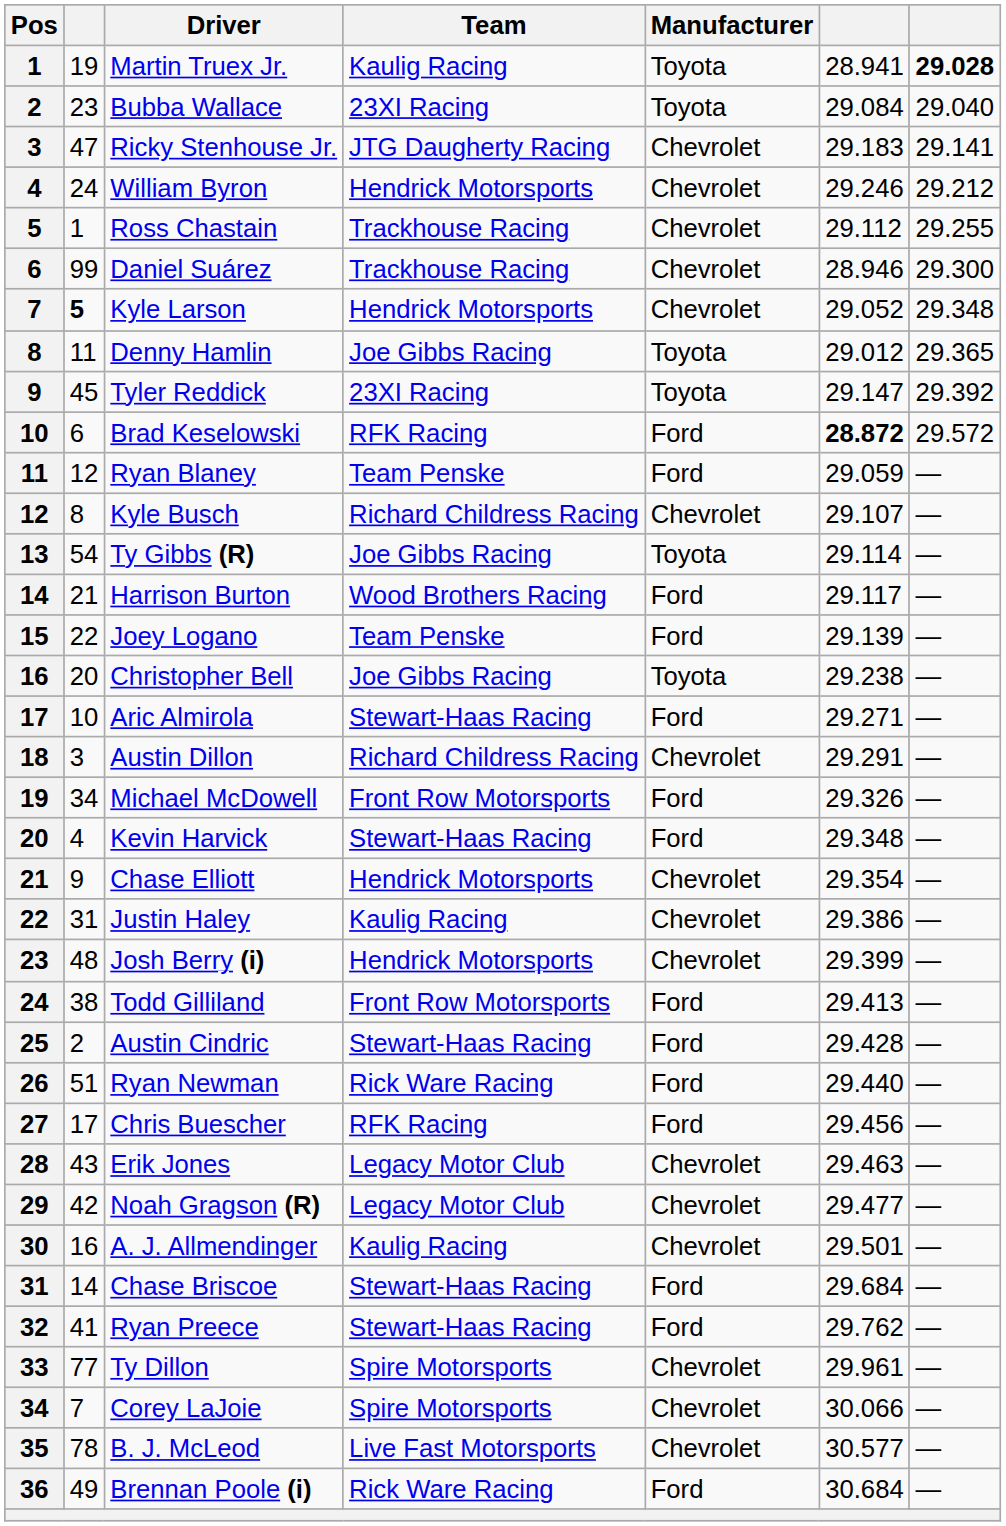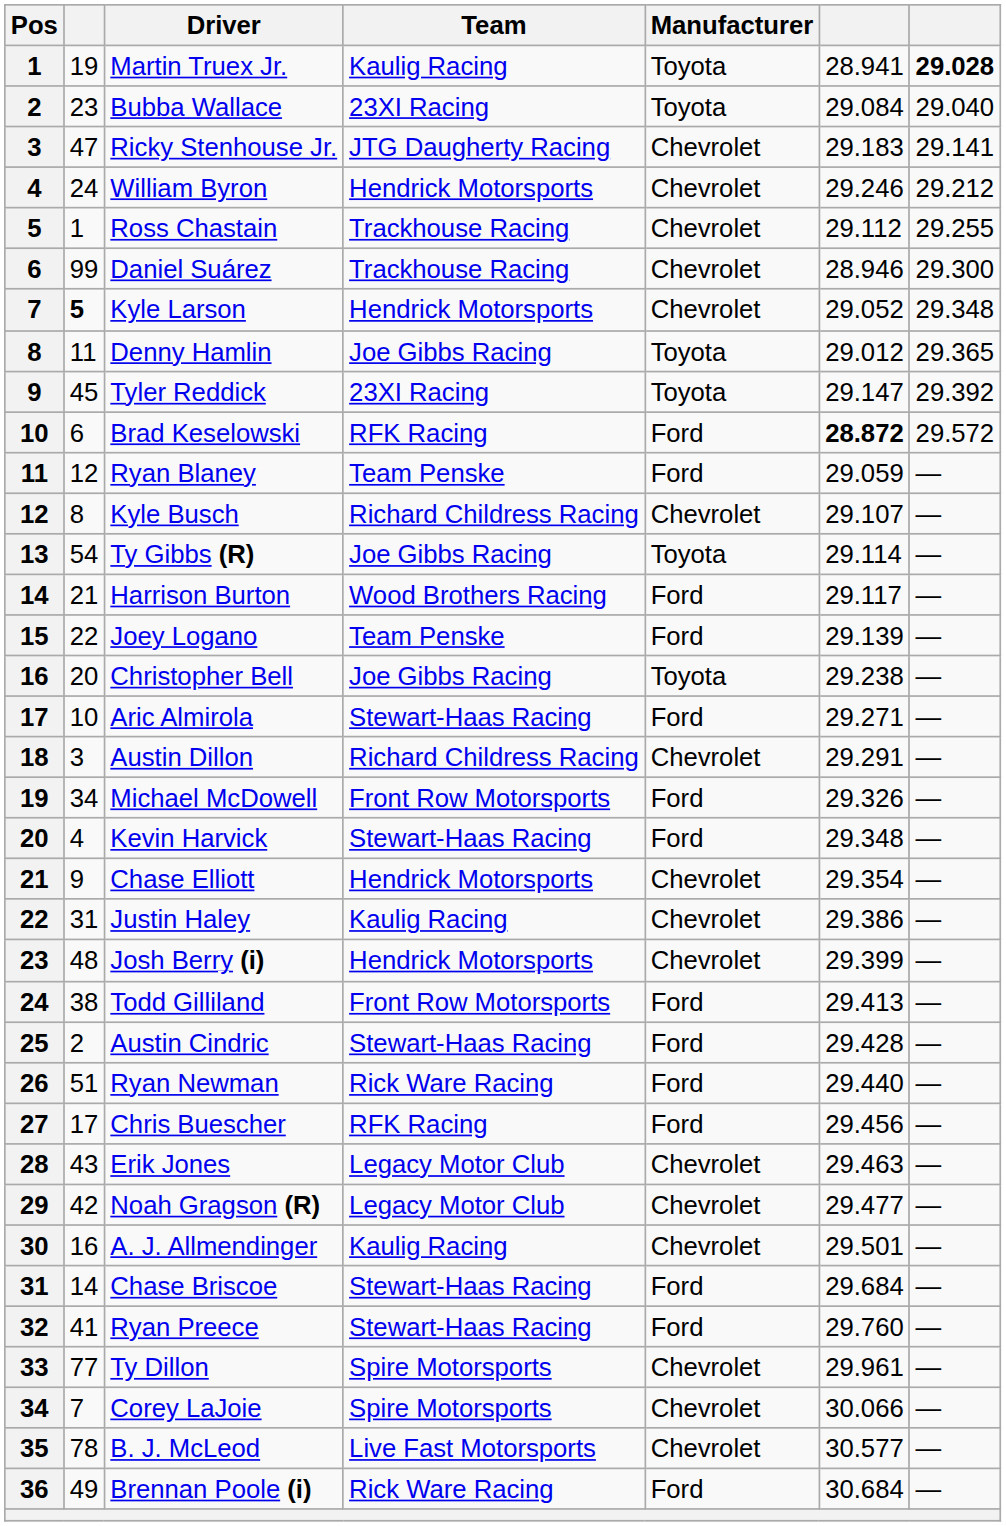(864, 1327) 29.762 -> (864, 1327) 29.760
